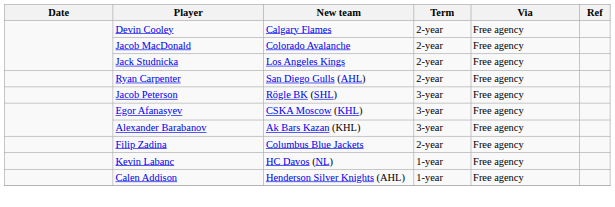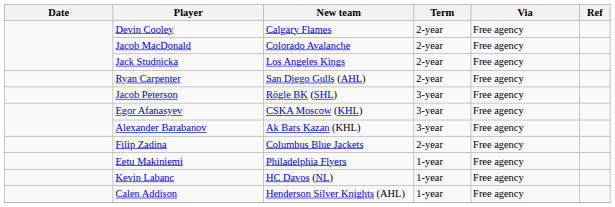+ row: (149, 161)
